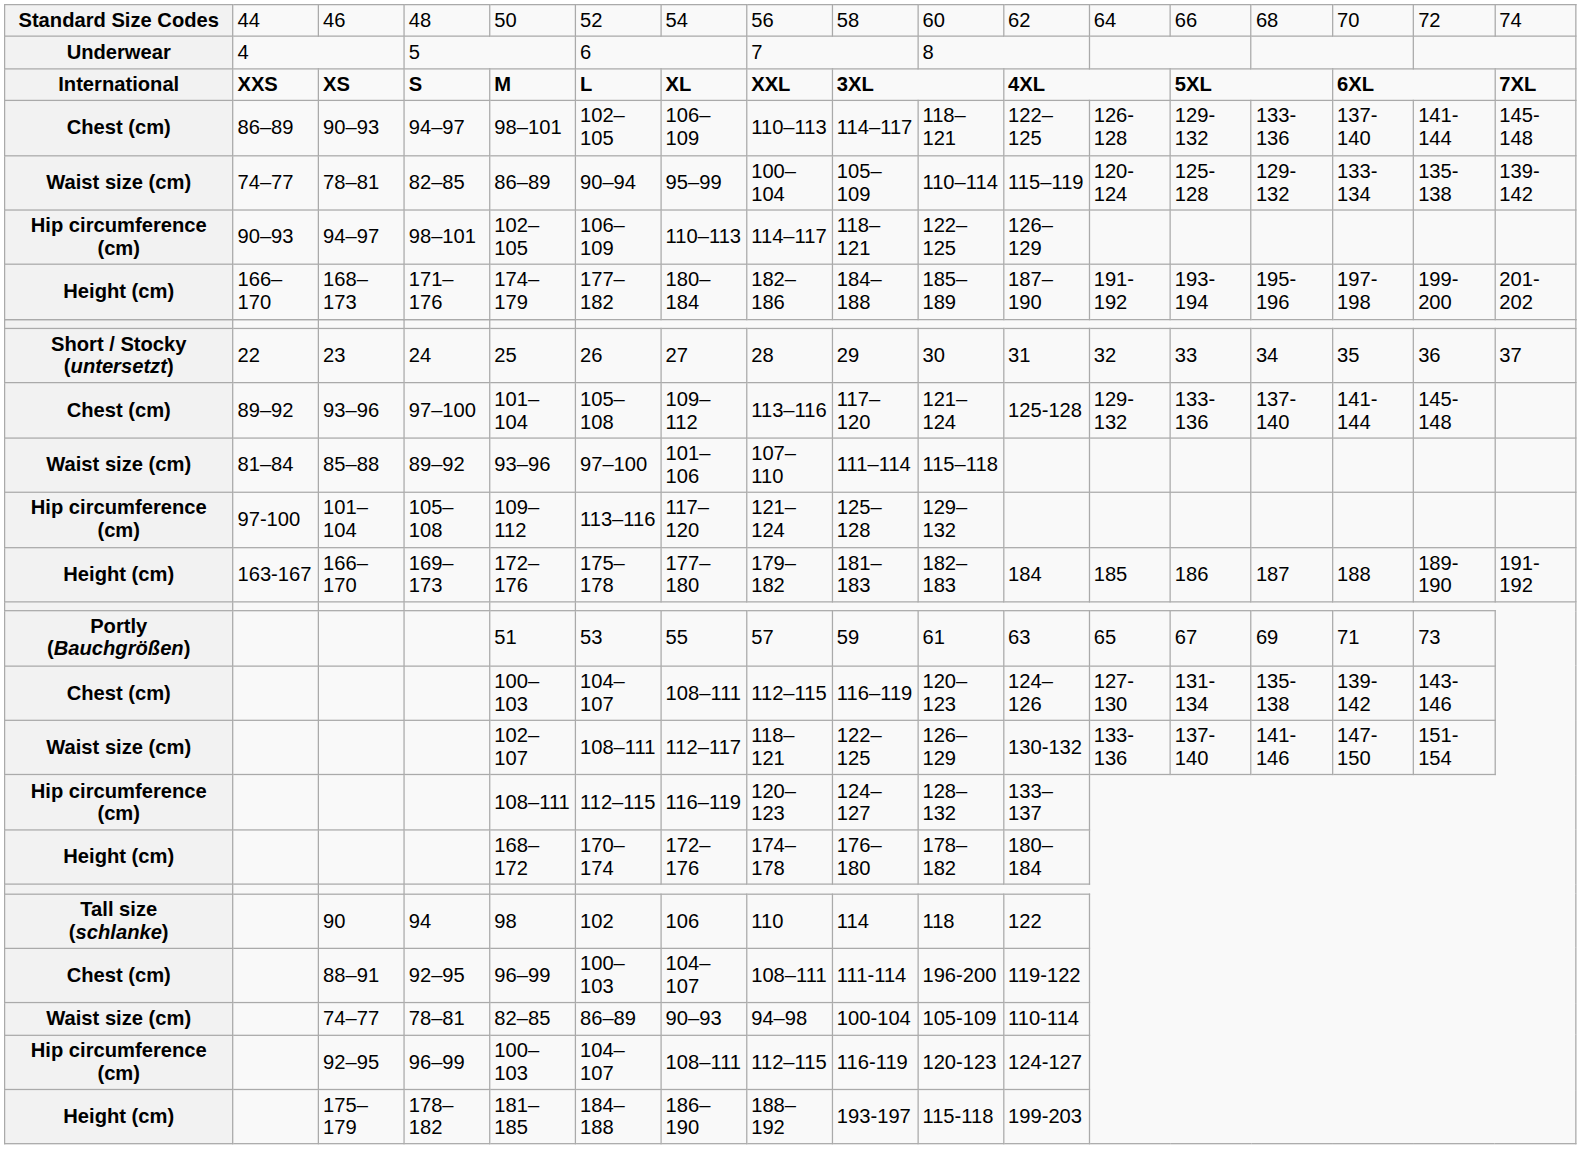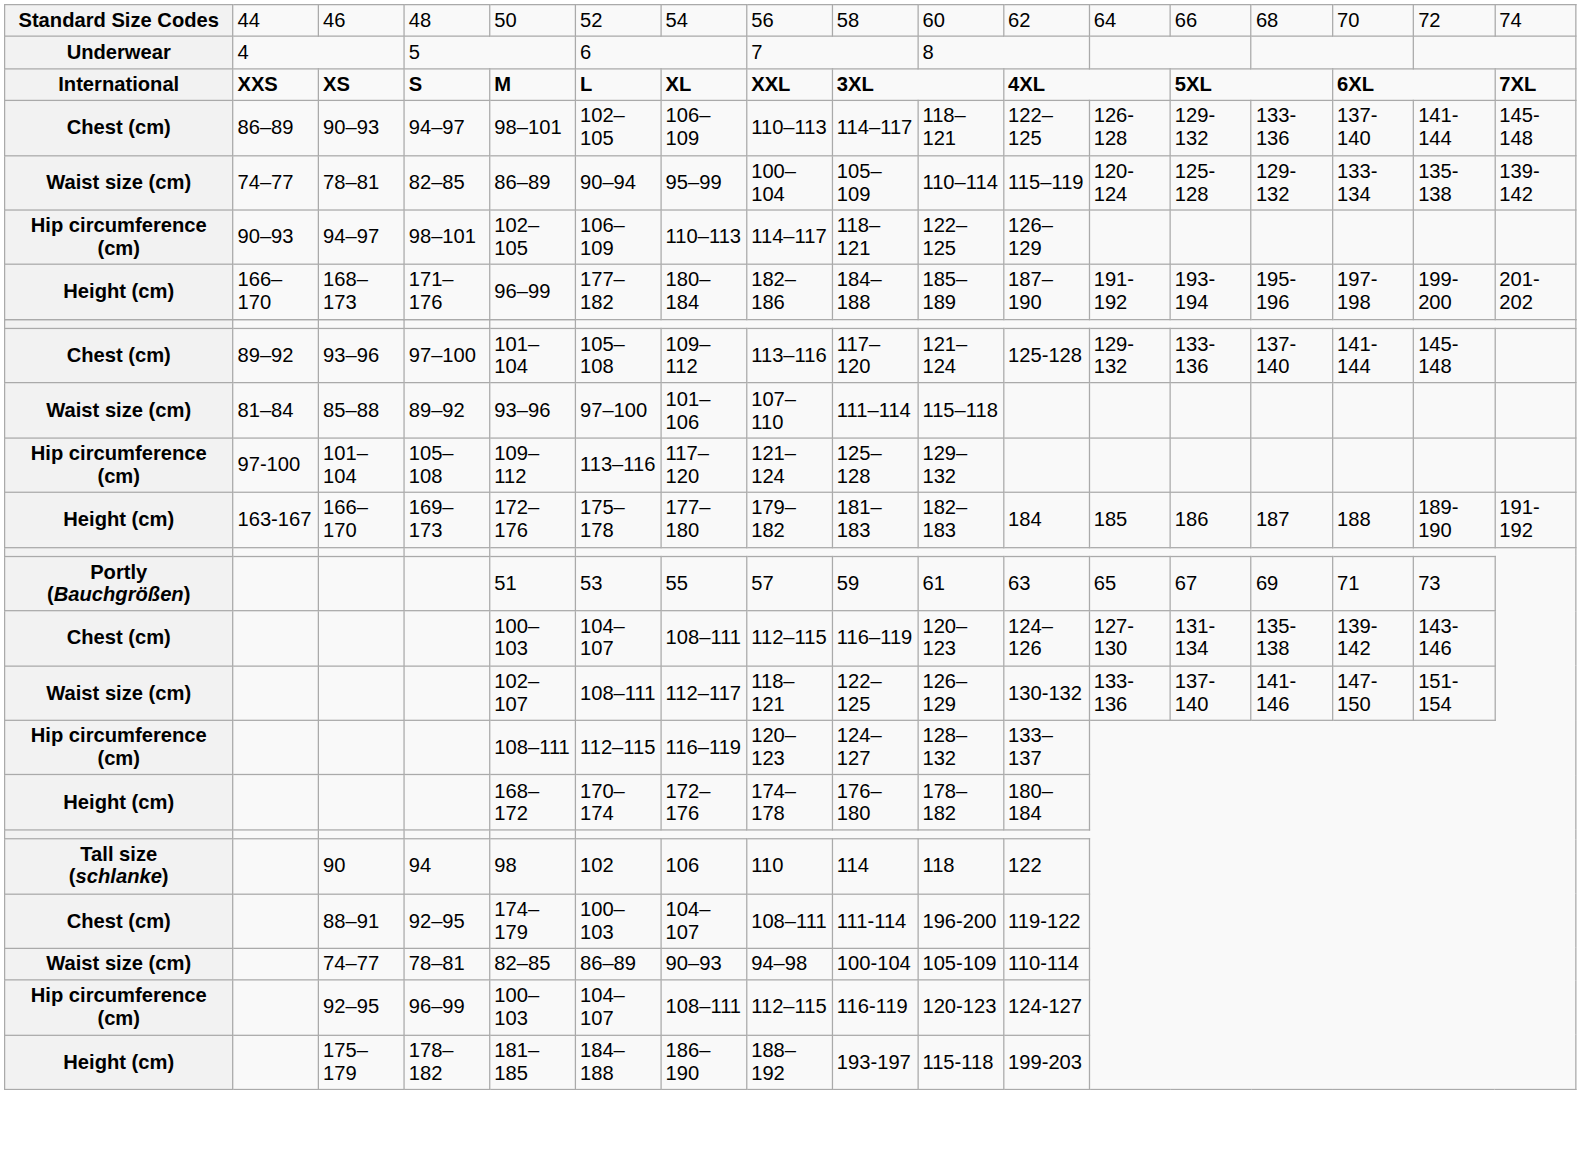(517, 291) 174–179 -> (522, 291) 96–99
- row: (119, 355)
(522, 975) 96–99 -> (517, 920) 174–179
